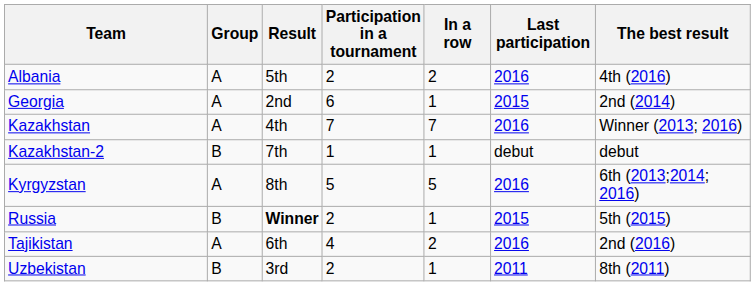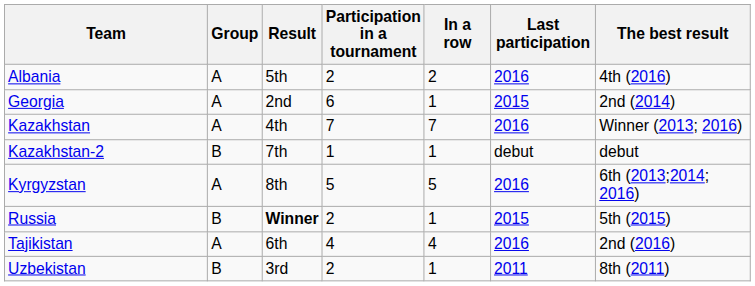(432, 243) 2 -> (432, 243) 4
